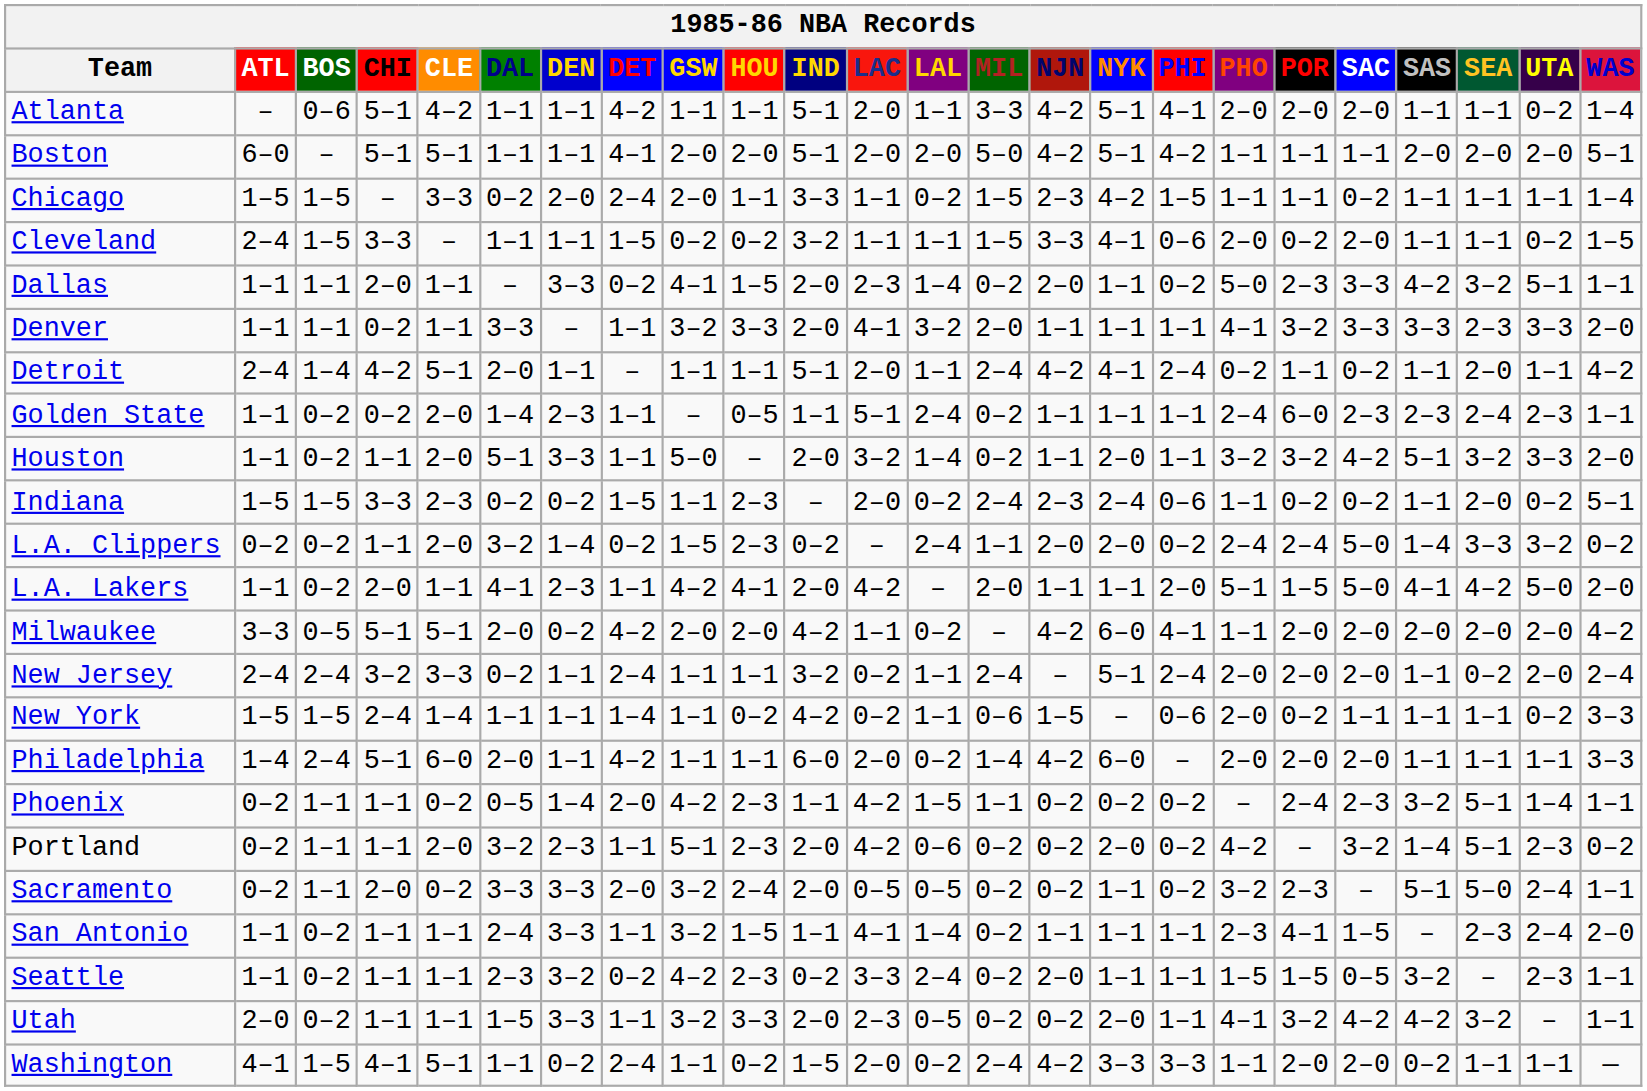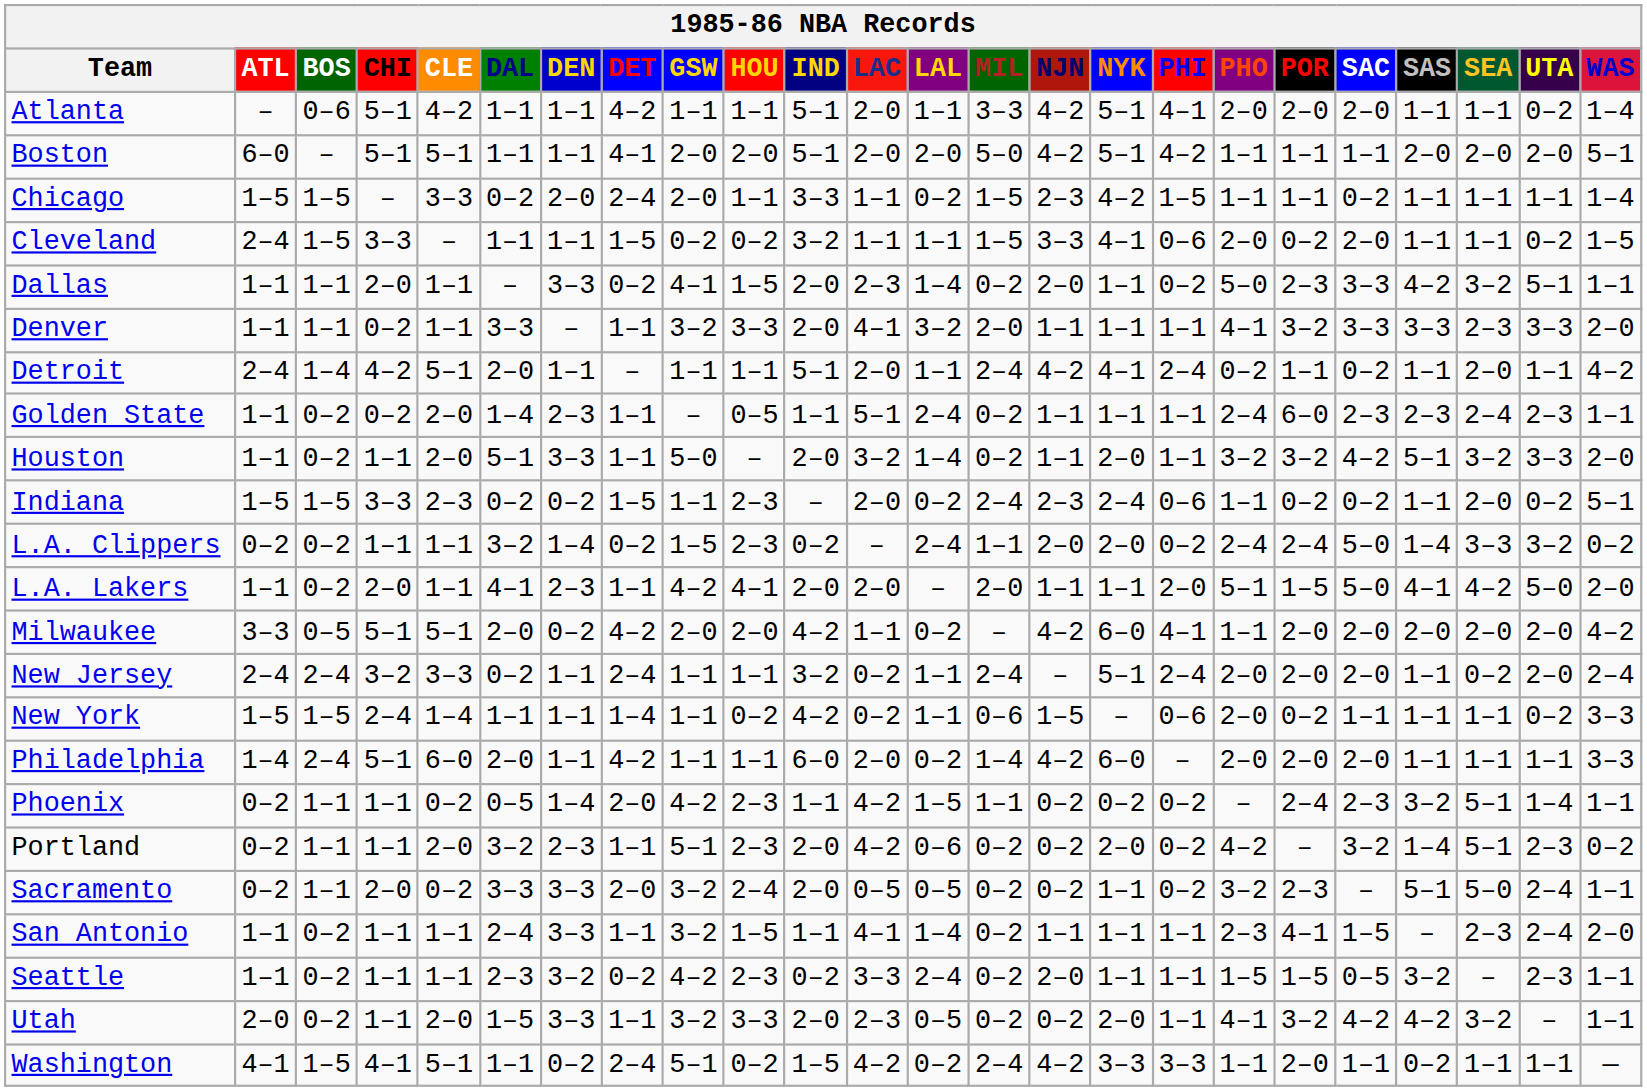(449, 546) 2–0 -> (449, 546) 1–1
(877, 589) 4–2 -> (877, 589) 2–0
(449, 1022) 1–1 -> (449, 1022) 2–0
(693, 1065) 1–1 -> (693, 1065) 5–1
(877, 1065) 2–0 -> (877, 1065) 4–2
(1366, 1065) 2–0 -> (1366, 1065) 1–1
